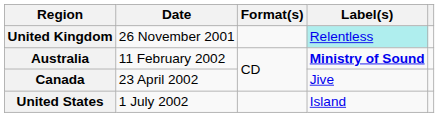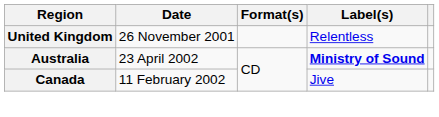(342, 36) paleturquoise background -> (342, 36) no background
(172, 58) 11 February 2002 -> (159, 58) 23 April 2002
(159, 79) 23 April 2002 -> (172, 79) 11 February 2002
- row: (60, 101)
